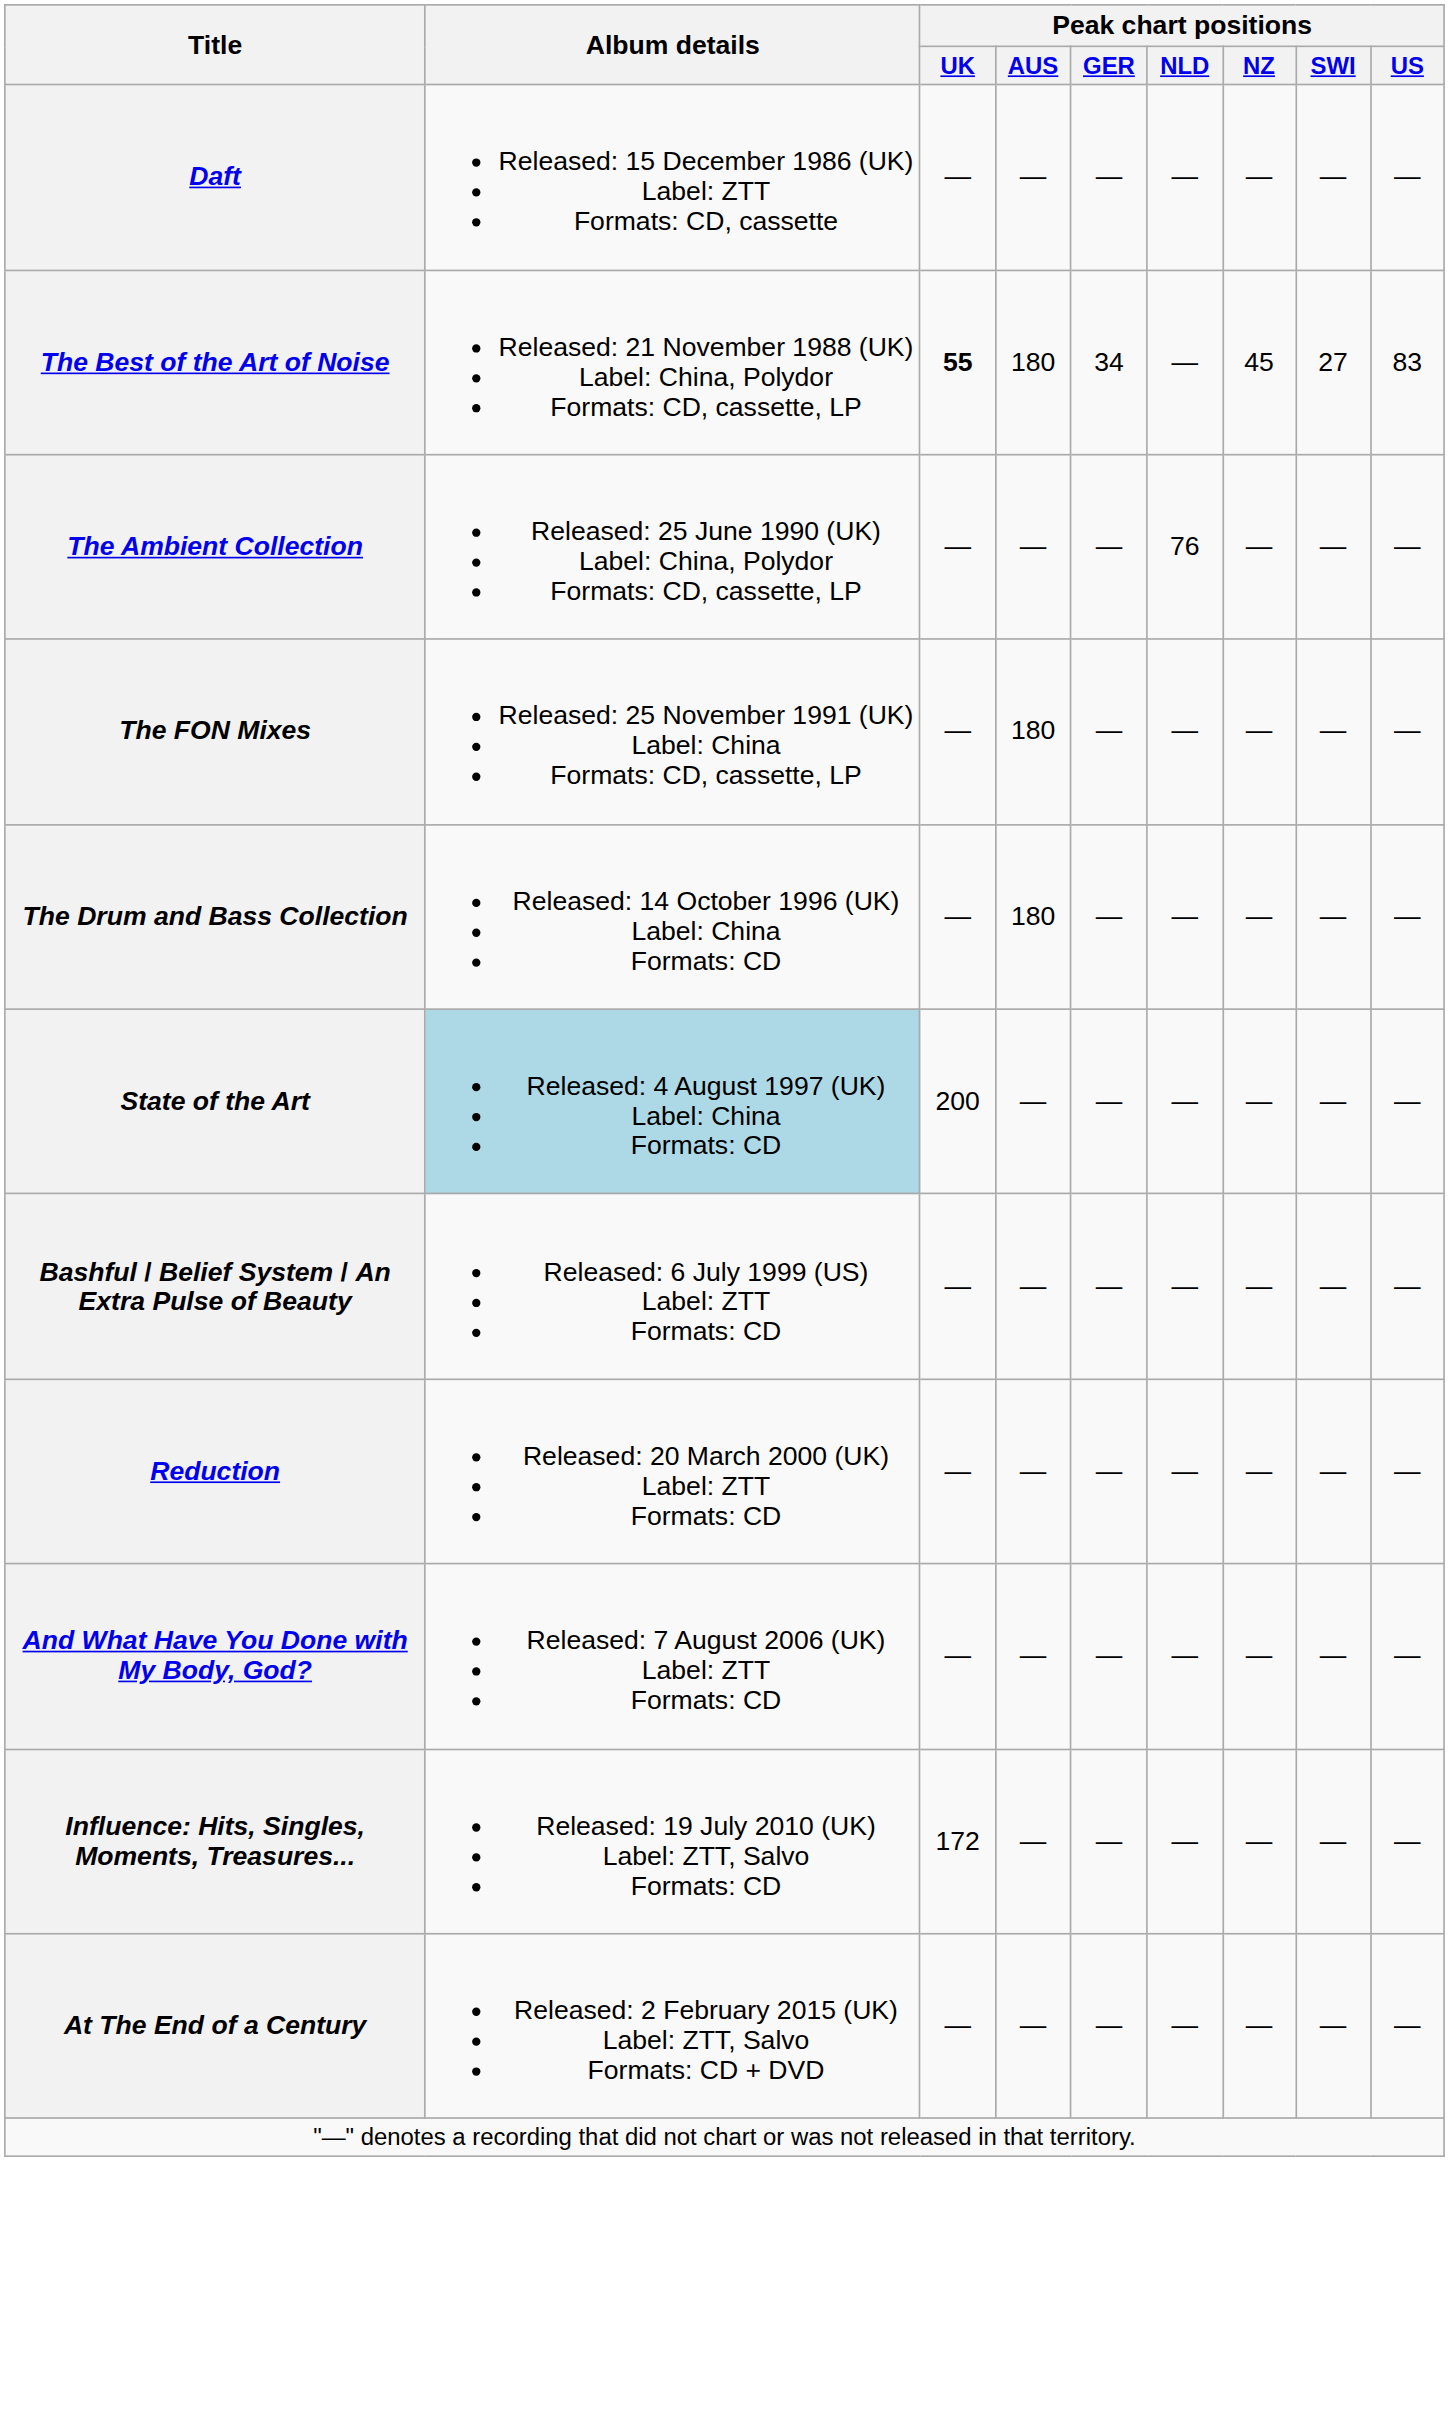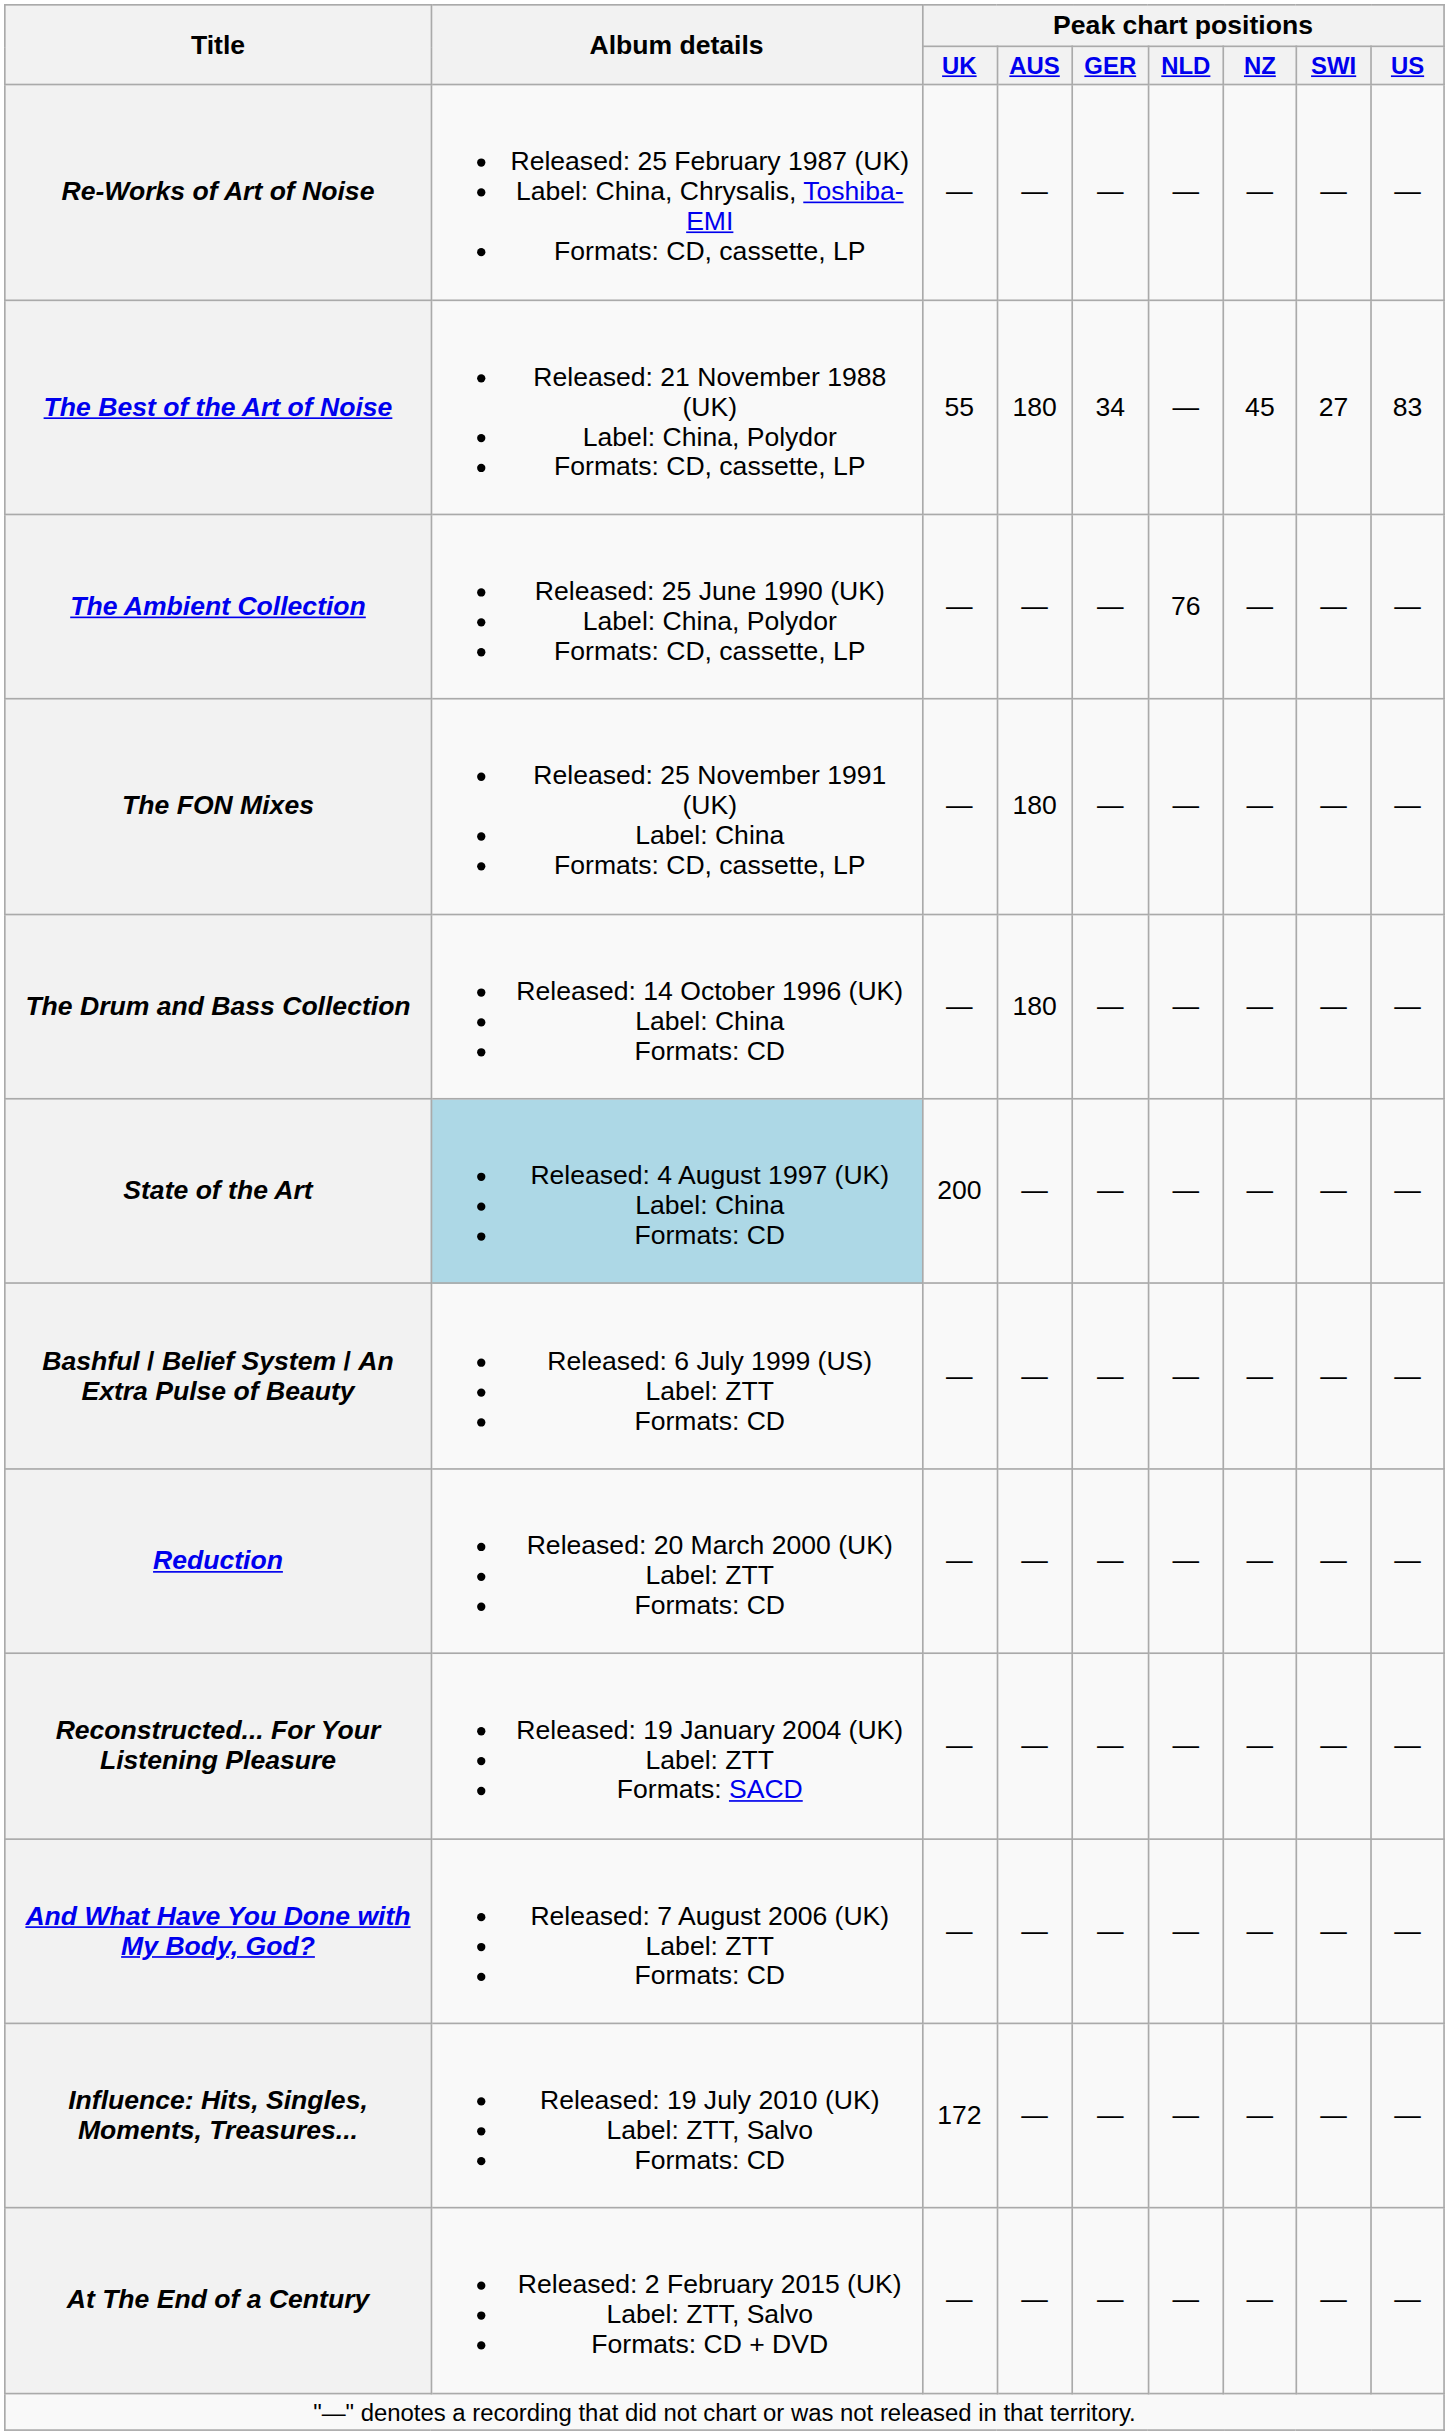- row: (215, 176)
+ row: (218, 191)
(958, 361) bold -> (959, 406) normal
+ row: (218, 1745)
